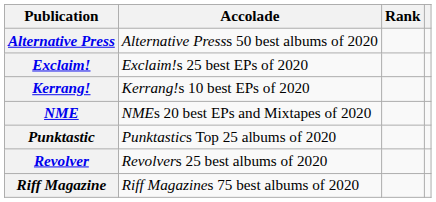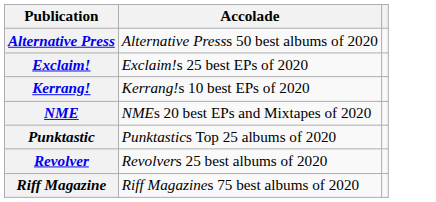- column: (403, 16)
